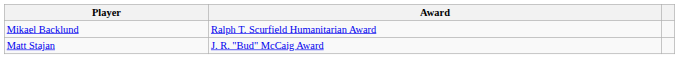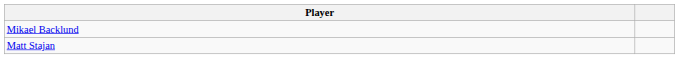- column: (435, 12)
